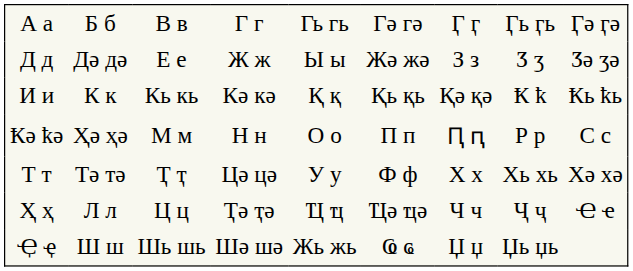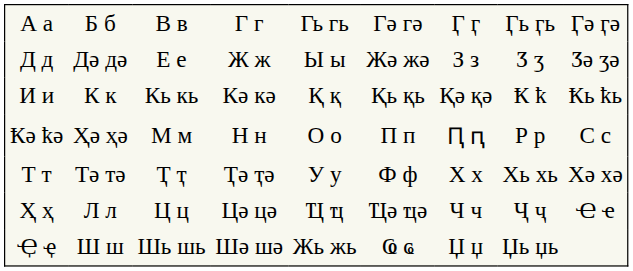(249, 174) Цә цә -> (249, 174) Ҭә ҭә
(249, 210) Ҭә ҭә -> (249, 210) Цә цә
